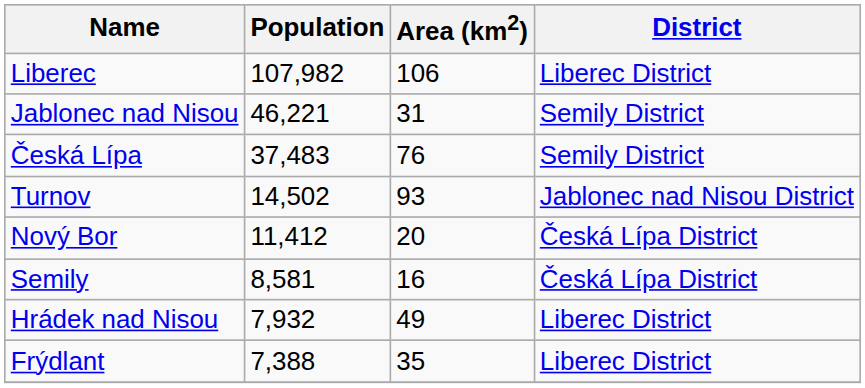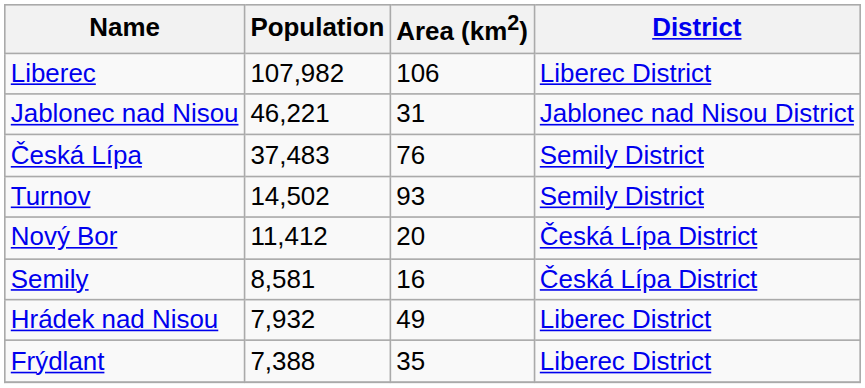(622, 114) Semily District -> (697, 114) Jablonec nad Nisou District
(697, 196) Jablonec nad Nisou District -> (622, 196) Semily District
